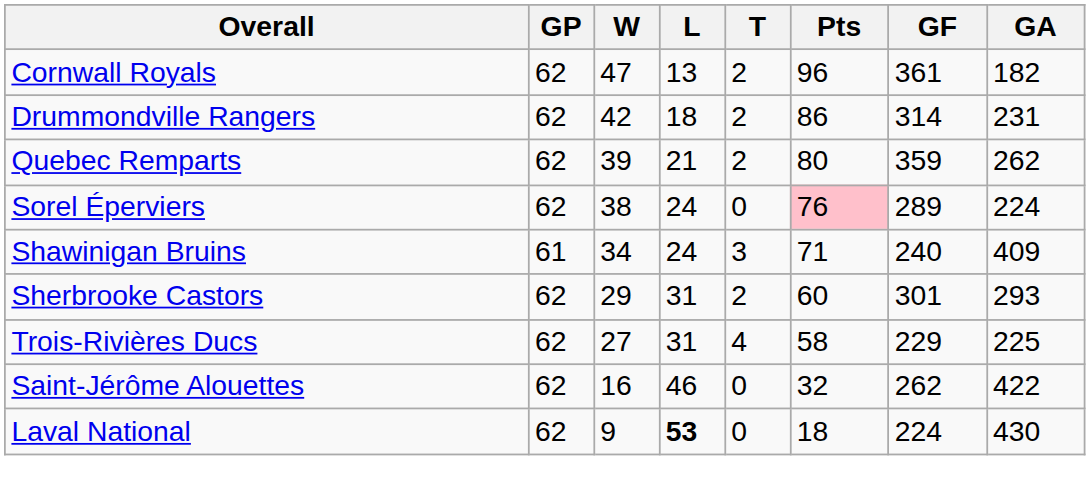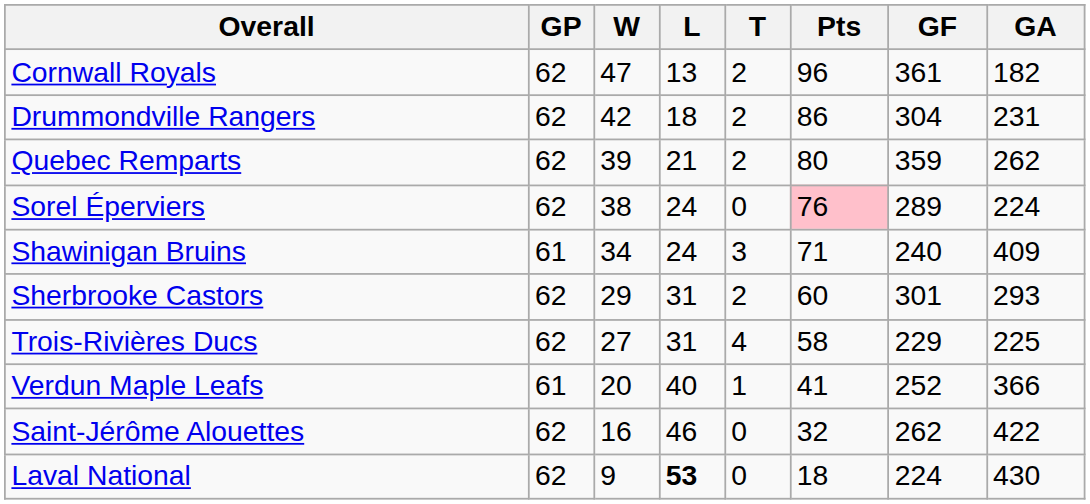(918, 116) 314 -> (918, 116) 304
+ row: (137, 386)
